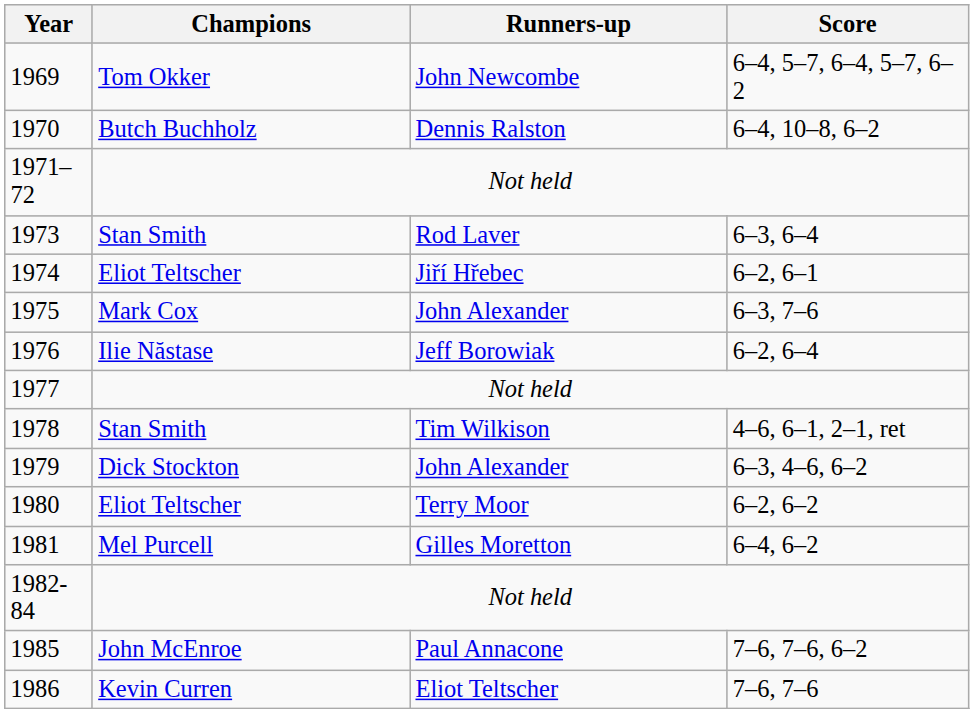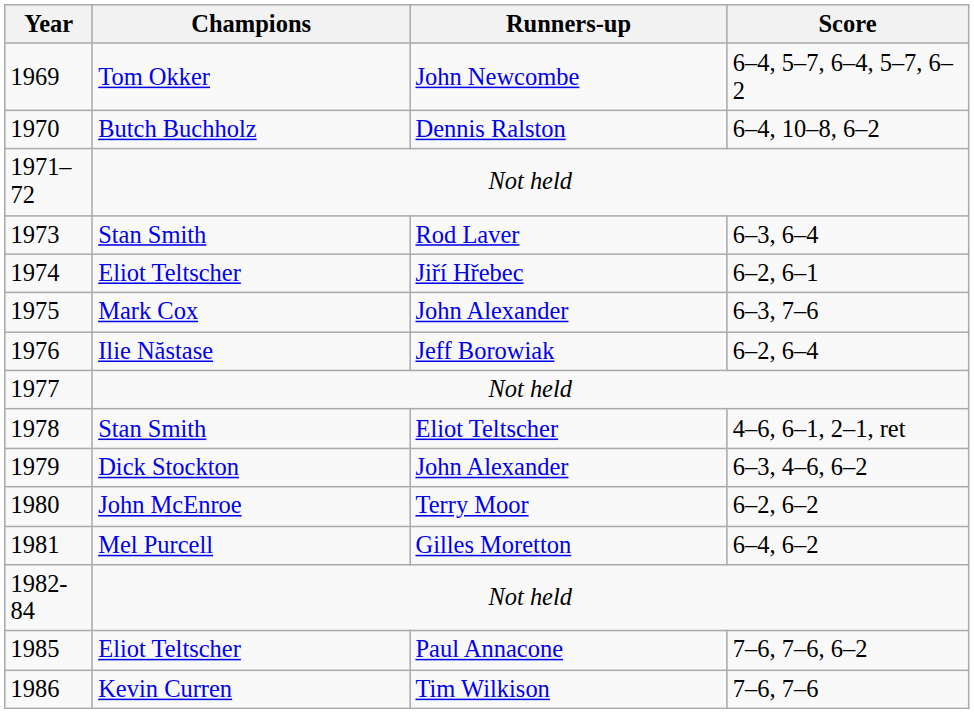(483, 428) Tim Wilkison -> (487, 428) Eliot Teltscher
(170, 506) Eliot Teltscher -> (170, 506) John McEnroe
(170, 650) John McEnroe -> (170, 650) Eliot Teltscher
(487, 688) Eliot Teltscher -> (483, 688) Tim Wilkison
